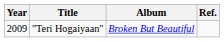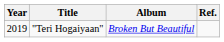(17, 28) 2009 -> (17, 28) 2019
